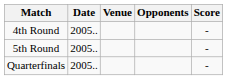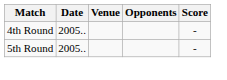- row: (36, 65)
